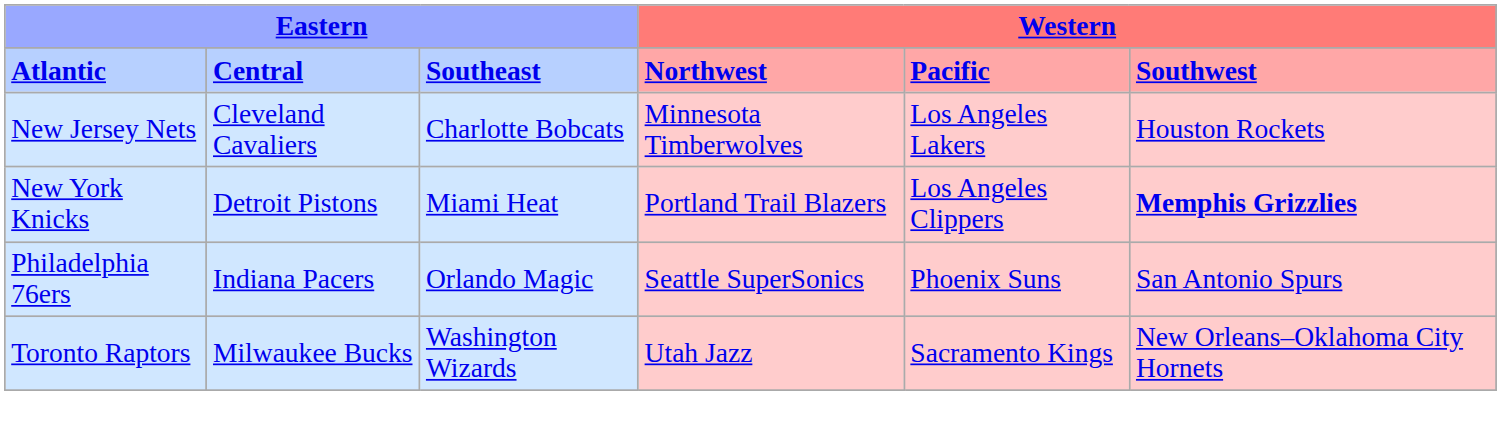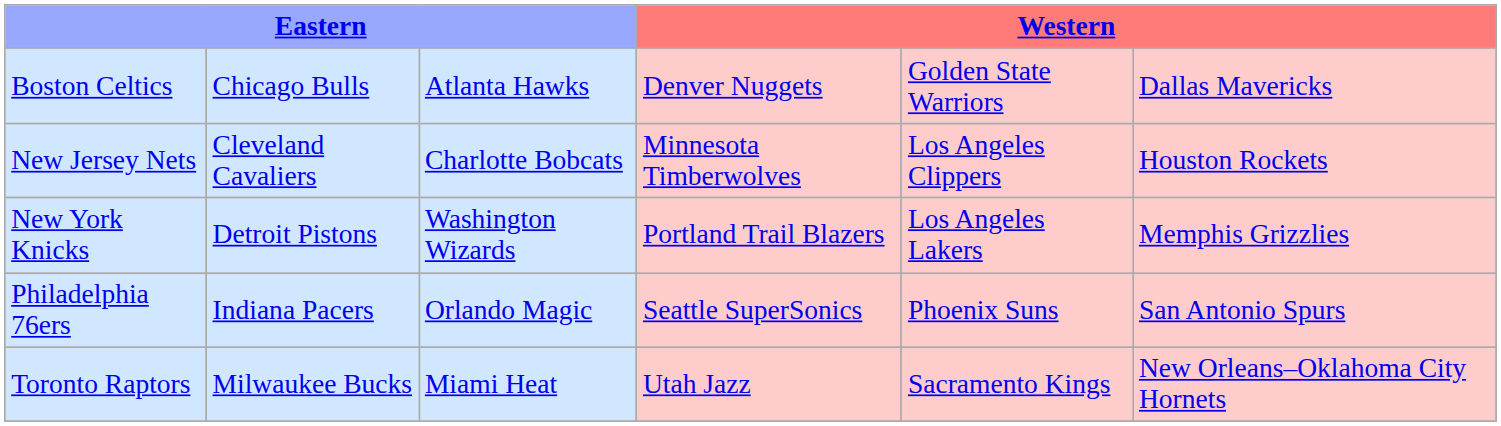- row: (59, 69)
+ row: (92, 85)
(979, 129) Los Angeles Lakers -> (976, 160) Los Angeles Clippers
(492, 203) Miami Heat -> (490, 234) Washington Wizards
(979, 203) Los Angeles Clippers -> (976, 234) Los Angeles Lakers
(1246, 203) bold -> (1244, 234) normal
(491, 352) Washington Wizards -> (491, 383) Miami Heat
